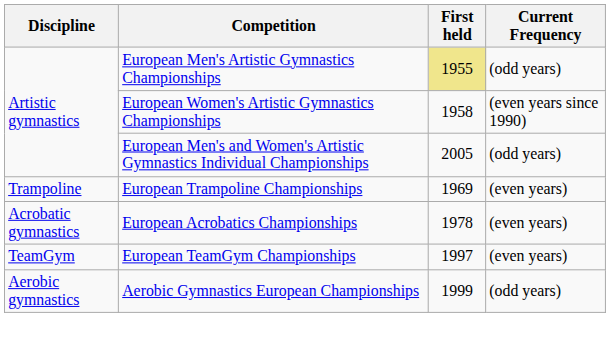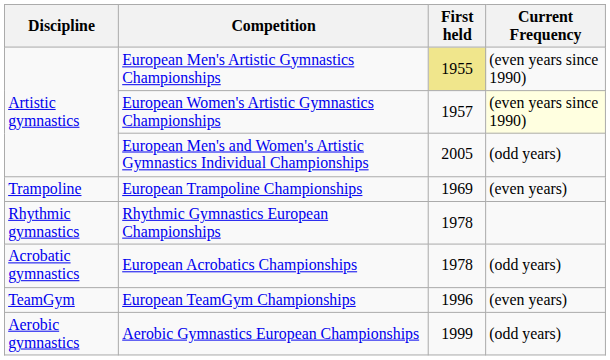(525, 68) (odd years) -> (544, 68) (even years since 1990)
(457, 111) 1958 -> (457, 111) 1957
(544, 111) no background -> (544, 111) lightyellow background
+ row: (225, 222)
(528, 222) (even years) -> (525, 265) (odd years)
(457, 256) 1997 -> (457, 299) 1996
